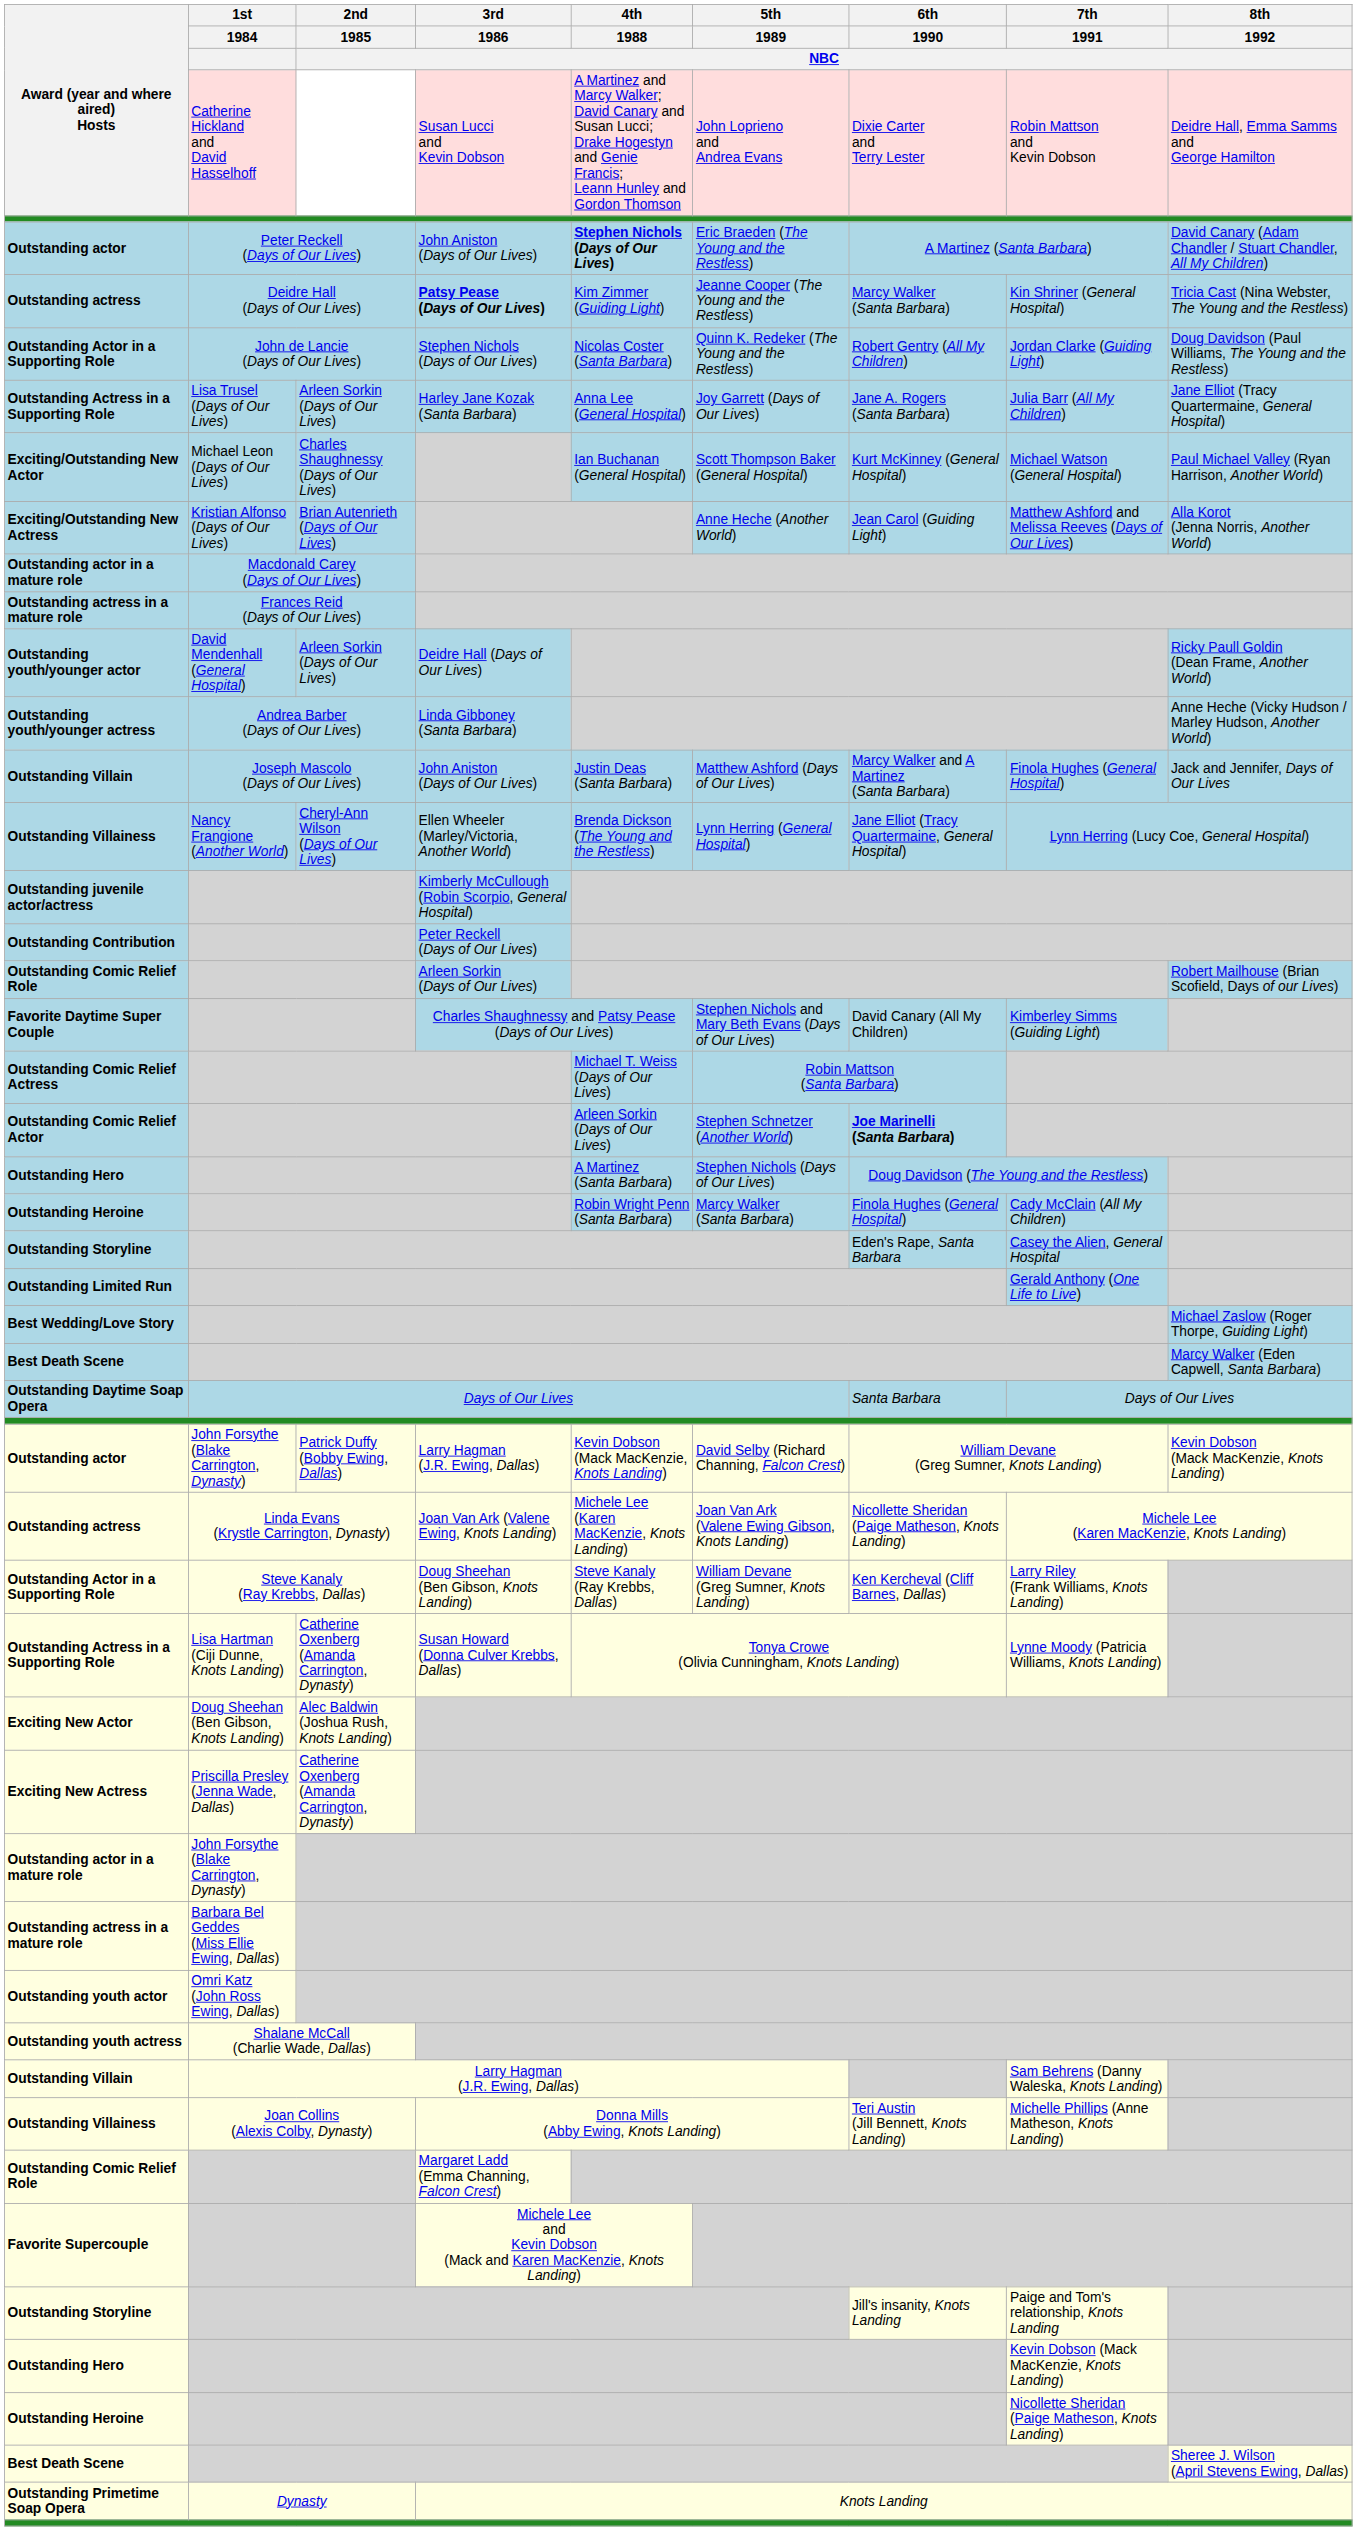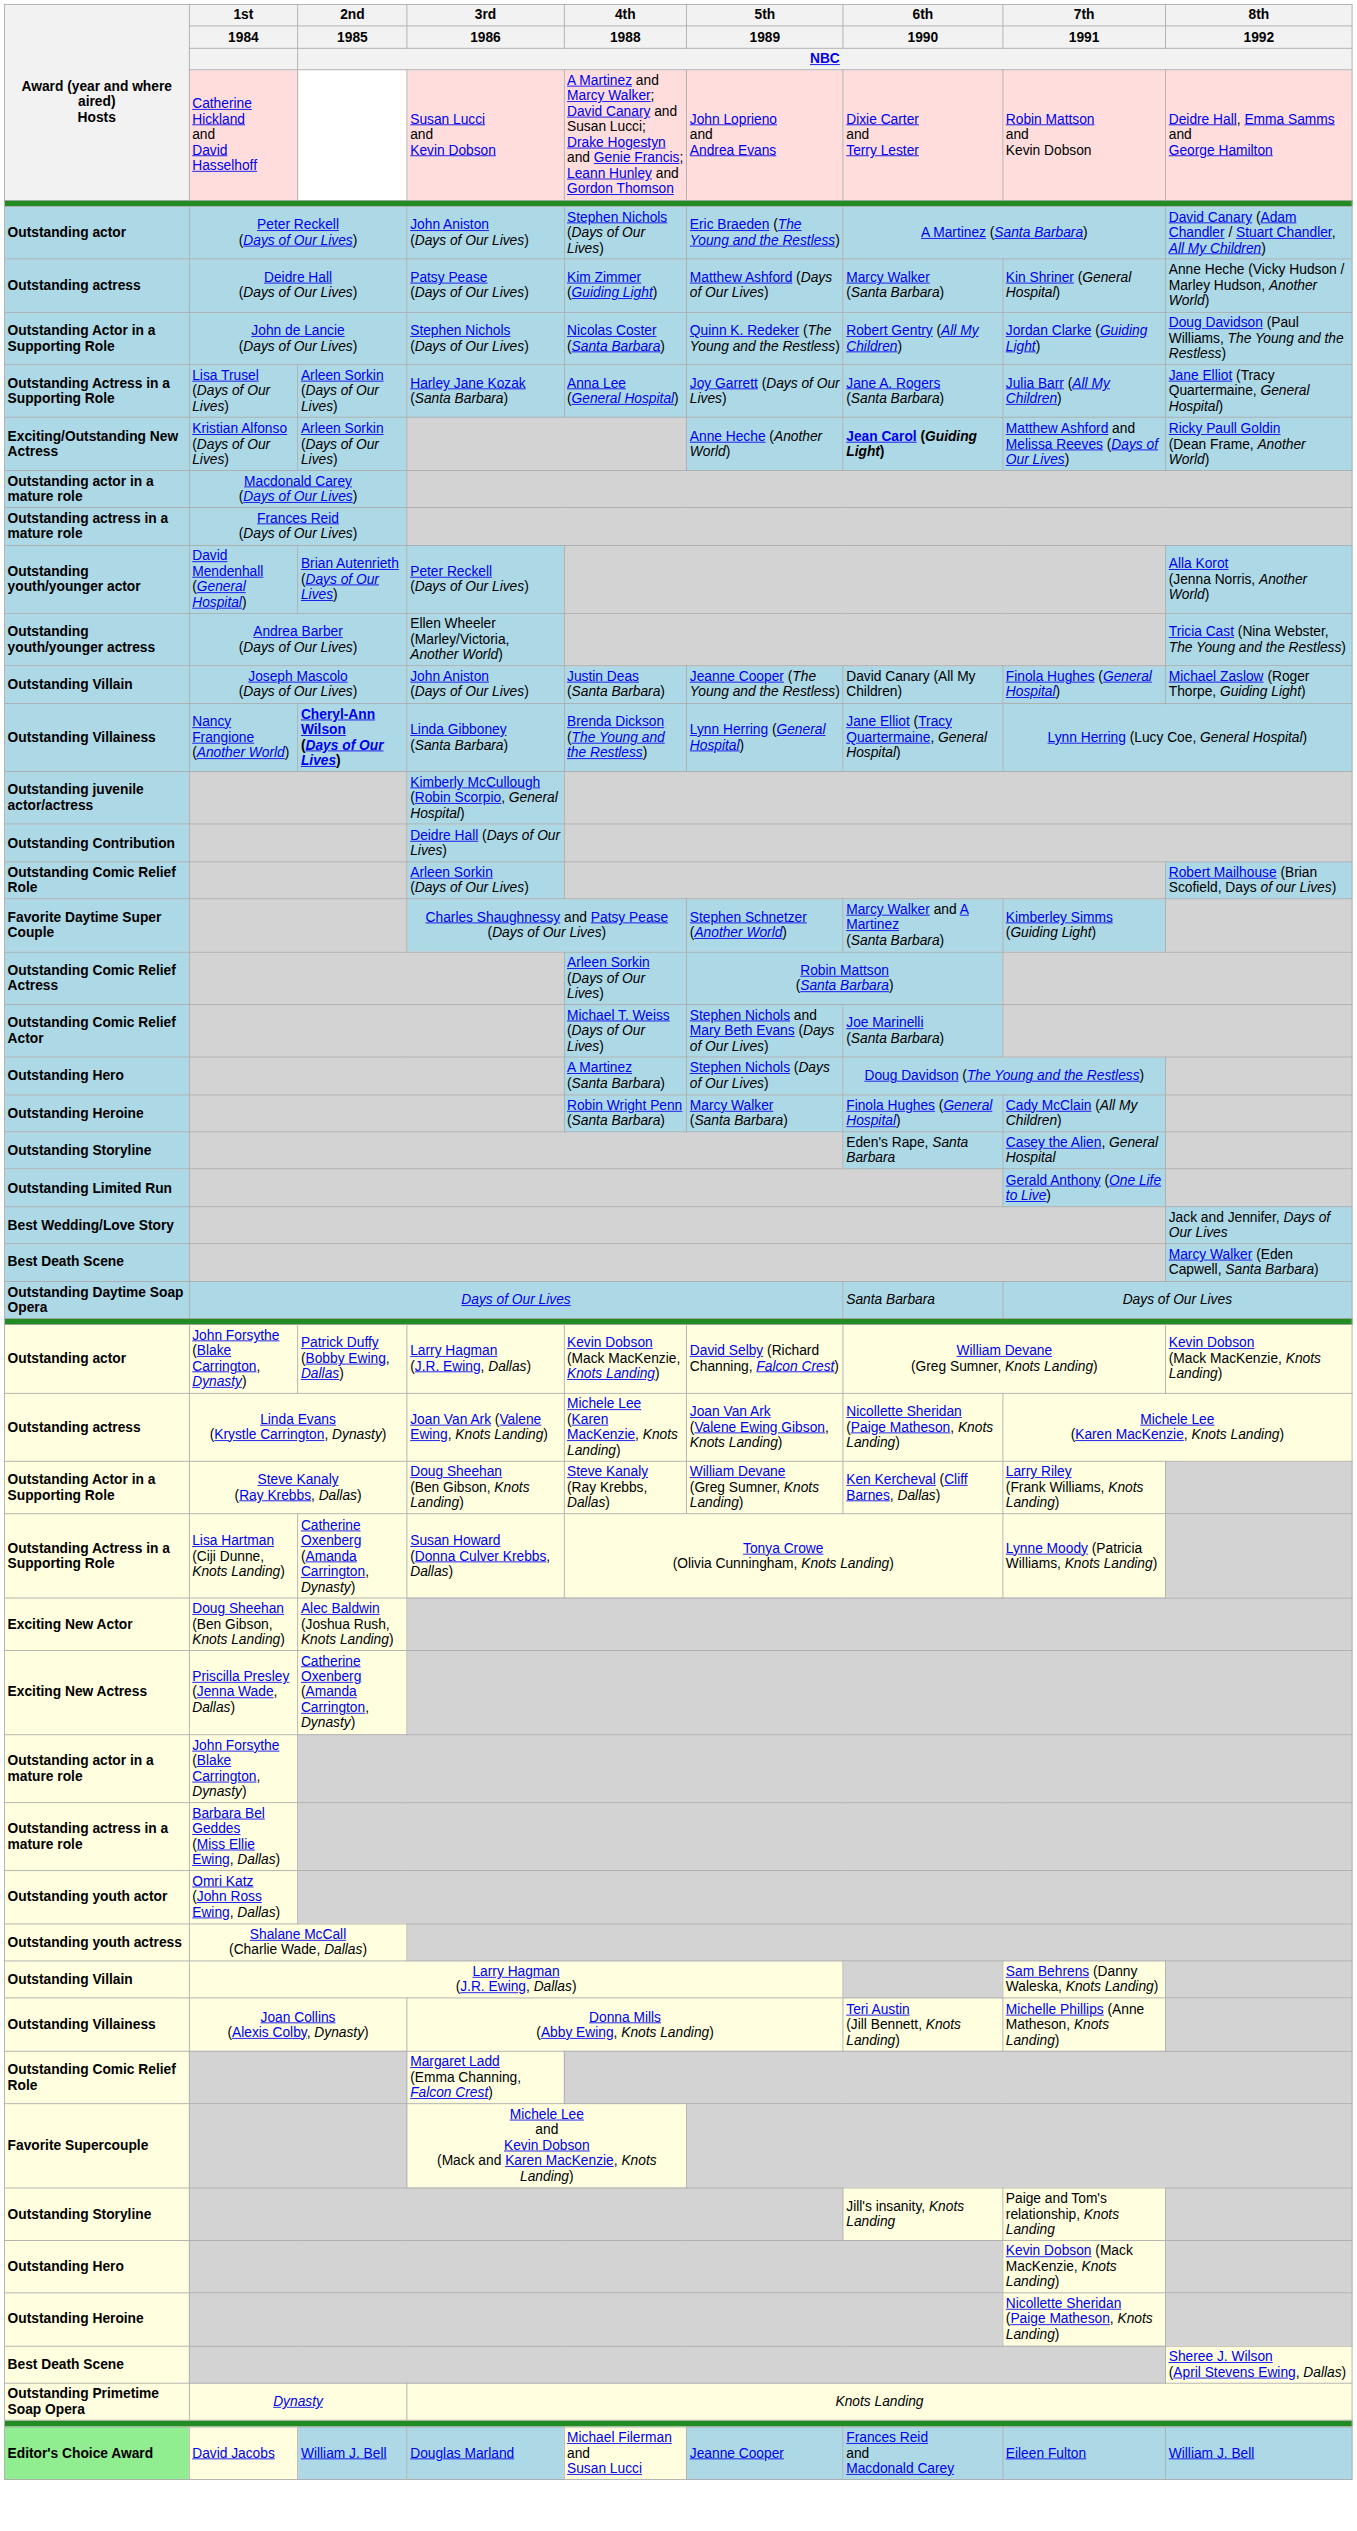(628, 248) bold -> (617, 232) normal
(482, 301) bold -> (469, 285) normal
(759, 301) Jeanne Cooper (The Young and the Restless) -> (761, 285) Matthew Ashford (Days of Our Lives)
(1260, 301) Tricia Cast (Nina Webster, The Young and the Restless) -> (1257, 285) Anne Heche (Vicky Hudson / Marley Hudson, Another World)
- row: (93, 467)
(348, 527) Brian Autenrieth (Days of Our Lives) -> (342, 444) Arleen Sorkin (Days of Our Lives)
(913, 527) normal -> (912, 444) bold
(1240, 527) Alla Korot (Jenna Norris, Another World) -> (1237, 444) Ricky Paull Goldin (Dean Frame, Another World)
(341, 662) Arleen Sorkin (Days of Our Lives) -> (350, 579) Brian Autenrieth (Days of Our Lives)
(480, 662) Deidre Hall (Days of Our Lives) -> (469, 579) Peter Reckell (Days of Our Lives)
(1239, 662) Ricky Paull Goldin (Dean Frame, Another World) -> (1238, 579) Alla Korot (Jenna Norris, Another World)
(468, 723) Linda Gibboney (Santa Barbara) -> (460, 639) Ellen Wheeler (Marley/Victoria, Another World)
(1259, 723) Anne Heche (Vicky Hudson / Marley Hudson, Another World) -> (1257, 639) Tricia Cast (Nina Webster, The Young and the Restless)
(767, 776) Matthew Ashford (Days of Our Lives) -> (765, 684) Jeanne Cooper (The Young and the Restless)
(913, 776) Marcy Walker and A Martinez (Santa Barbara) -> (911, 684) David Canary (All My Children)
(1252, 776) Jack and Jennifer, Days of Our Lives -> (1239, 684) Michael Zaslow (Roger Thorpe, Guiding Light)
(338, 836) normal -> (342, 737) bold
(468, 836) Ellen Wheeler (Marley/Victoria, Another World) -> (459, 737) Linda Gibboney (Santa Barbara)
(478, 942) Peter Reckell (Days of Our Lives) -> (485, 843) Deidre Hall (Days of Our Lives)
(768, 1024) Stephen Nichols and Mary Beth Evans (Days of Our Lives) -> (748, 925) Stephen Schnetzer (Another World)
(917, 1024) David Canary (All My Children) -> (908, 925) Marcy Walker and A Martinez (Santa Barbara)
(626, 1077) Michael T. Weiss (Days of Our Lives) -> (608, 978) Arleen Sorkin (Days of Our Lives)
(615, 1130) Arleen Sorkin (Days of Our Lives) -> (618, 1030) Michael T. Weiss (Days of Our Lives)
(754, 1130) Stephen Schnetzer (Another World) -> (762, 1030) Stephen Nichols and Mary Beth Evans (Days of Our Lives)
(903, 1130) bold -> (895, 1030) normal
(1241, 1324) Michael Zaslow (Roger Thorpe, Guiding Light) -> (1249, 1225) Jack and Jennifer, Days of Our Lives
+ row: (80, 2453)
